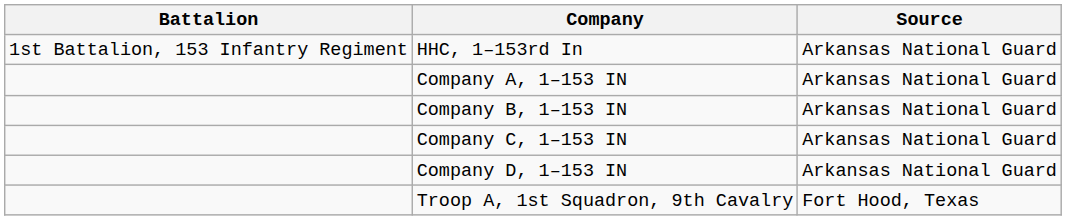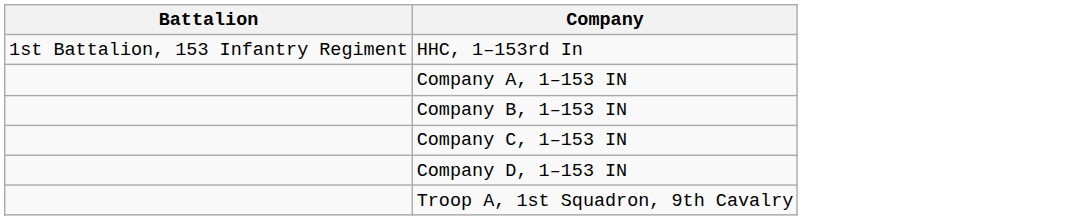- column: (930, 20)
